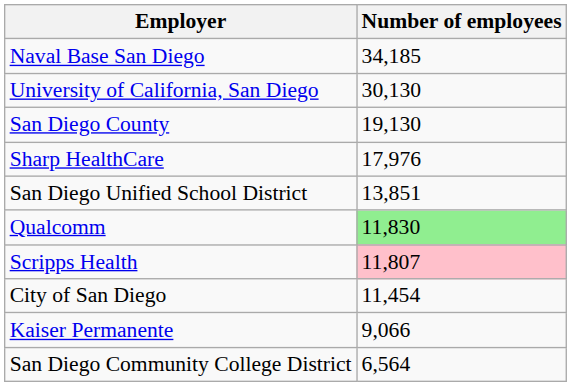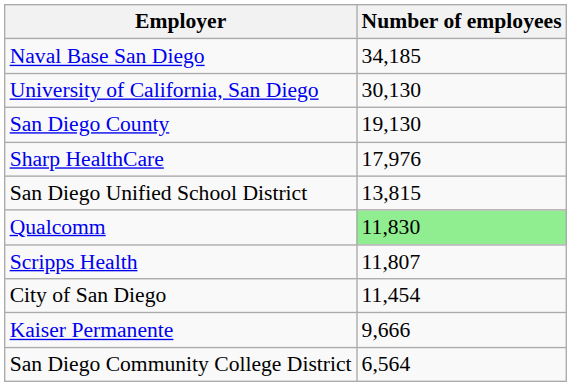(391, 192) 13,851 -> (391, 192) 13,815
(391, 261) pink background -> (391, 261) no background
(386, 329) 9,066 -> (386, 329) 9,666
